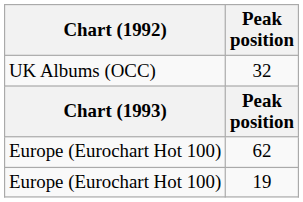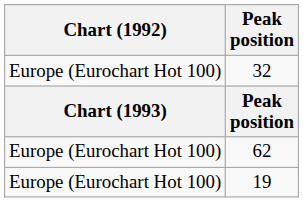(82, 70) UK Albums (OCC) -> (115, 70) Europe (Eurochart Hot 100)
